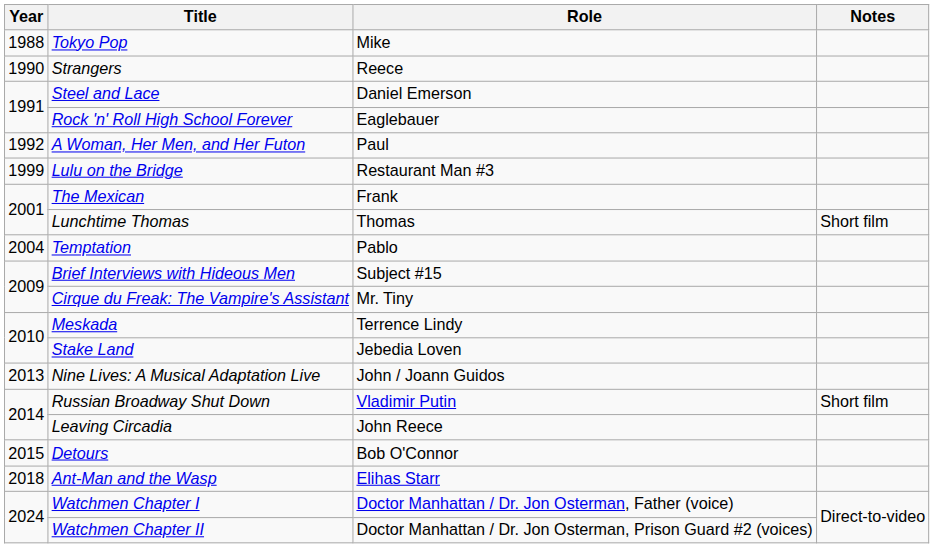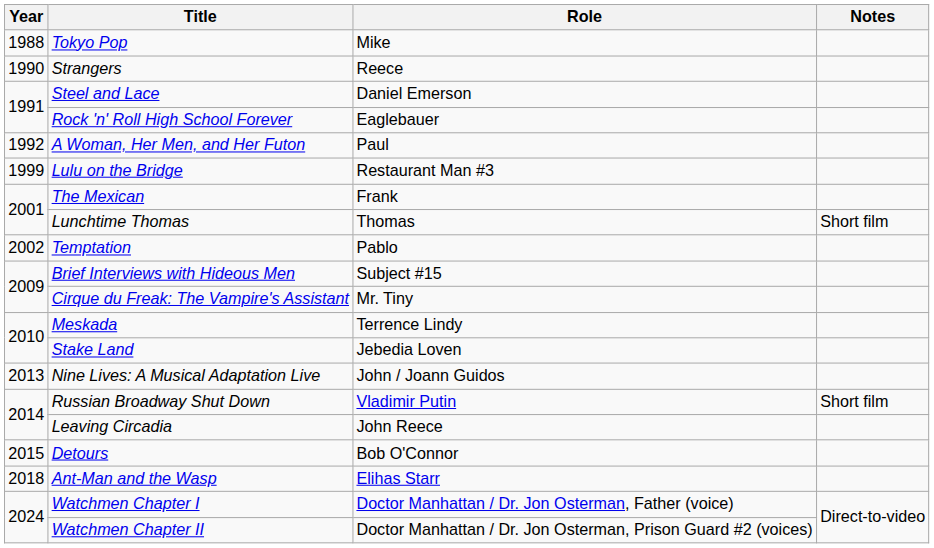(26, 247) 2004 -> (26, 247) 2002
